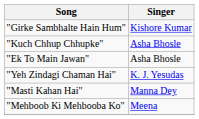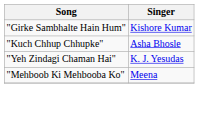- row: (48, 59)
- row: (45, 91)
